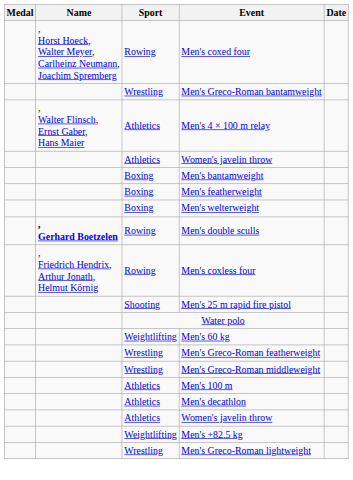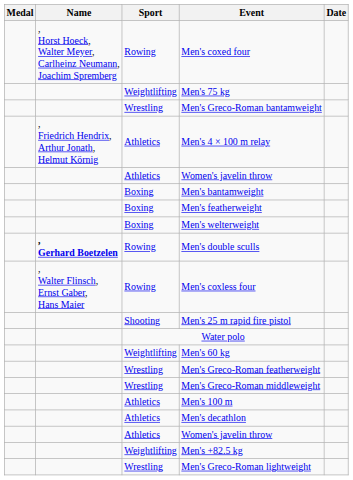+ row: (151, 92)
(68, 126) , Walter Flinsch, Ernst Gaber, Hans Maier -> (75, 142) , Friedrich Hendrix, Arthur Jonath, Helmut Körnig
(75, 270) , Friedrich Hendrix, Arthur Jonath, Helmut Körnig -> (68, 286) , Walter Flinsch, Ernst Gaber, Hans Maier
